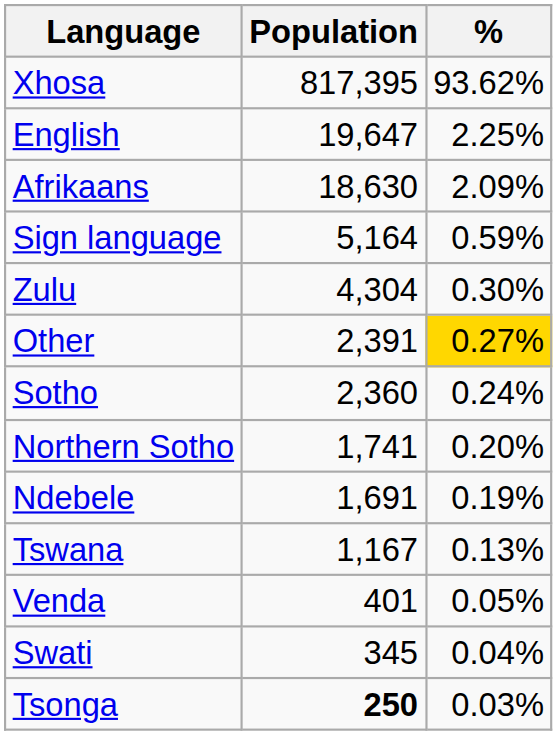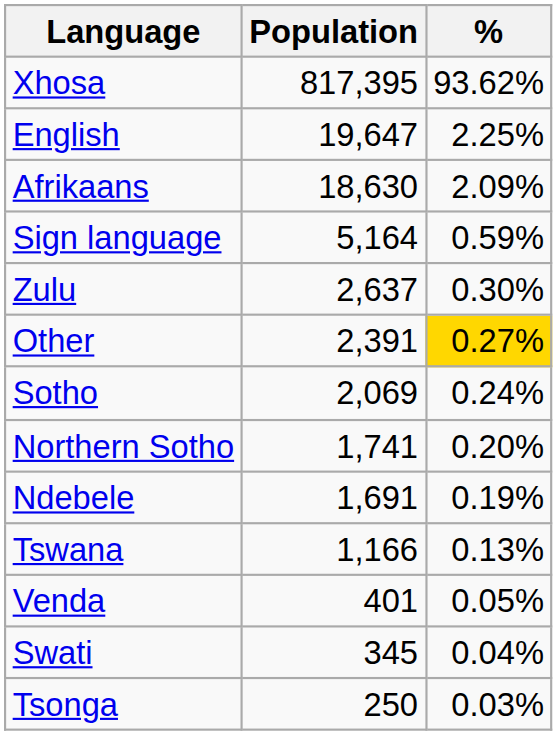(377, 290) 4,304 -> (377, 290) 2,637
(377, 393) 2,360 -> (377, 393) 2,069
(377, 548) 1,167 -> (377, 548) 1,166
(391, 704) bold -> (391, 704) normal
